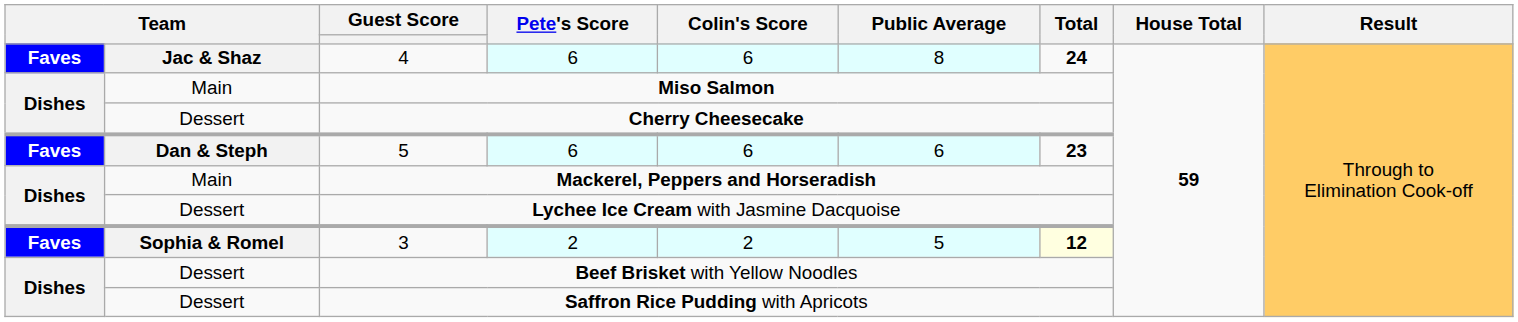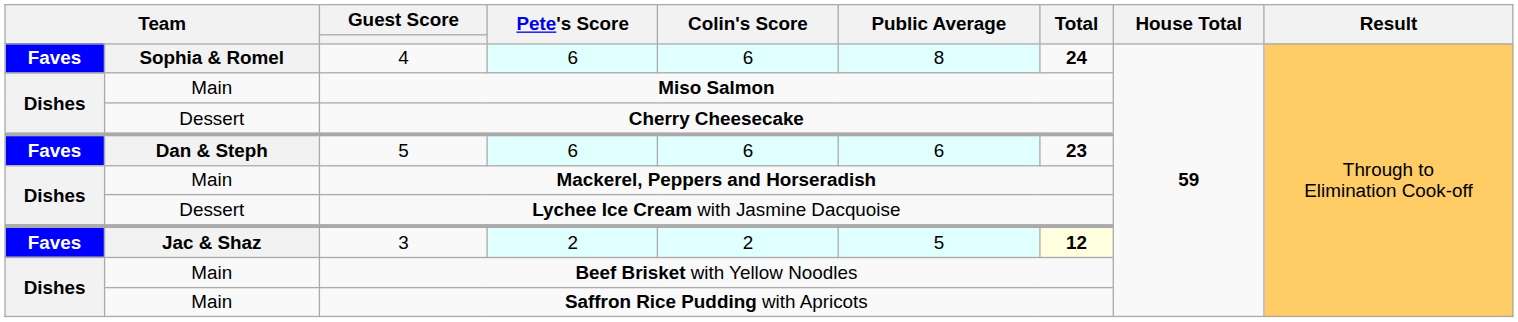(212, 59) Jac & Shaz -> (212, 59) Sophia & Romel
(212, 243) Sophia & Romel -> (212, 243) Jac & Shaz
(212, 272) Dessert -> (212, 272) Main
(212, 302) Dessert -> (212, 302) Main
